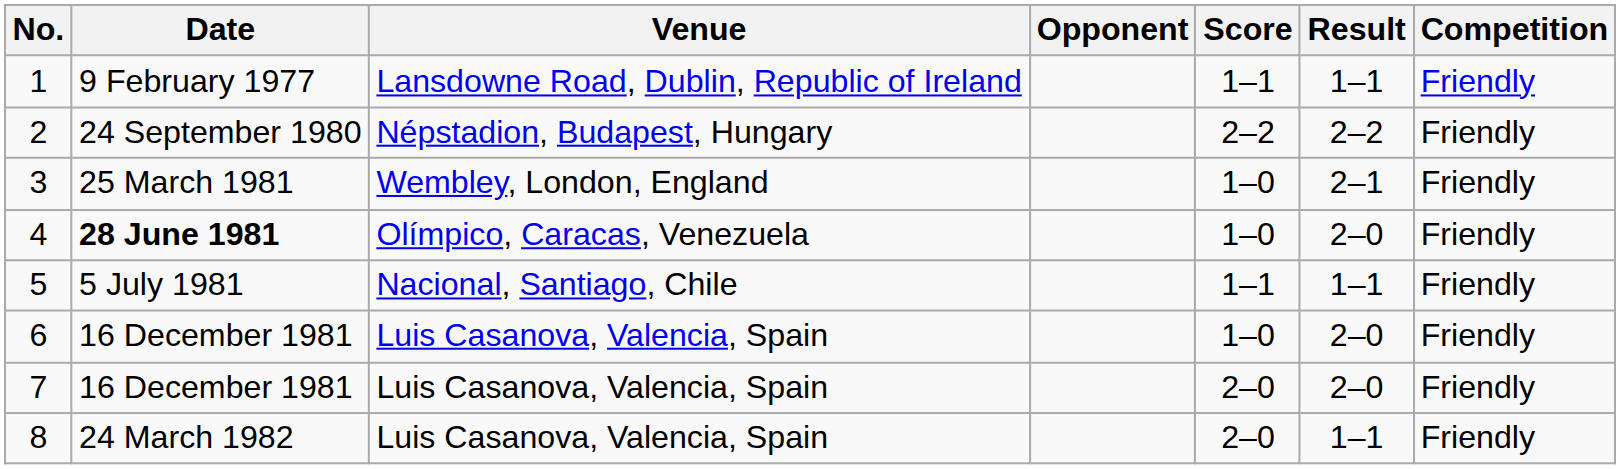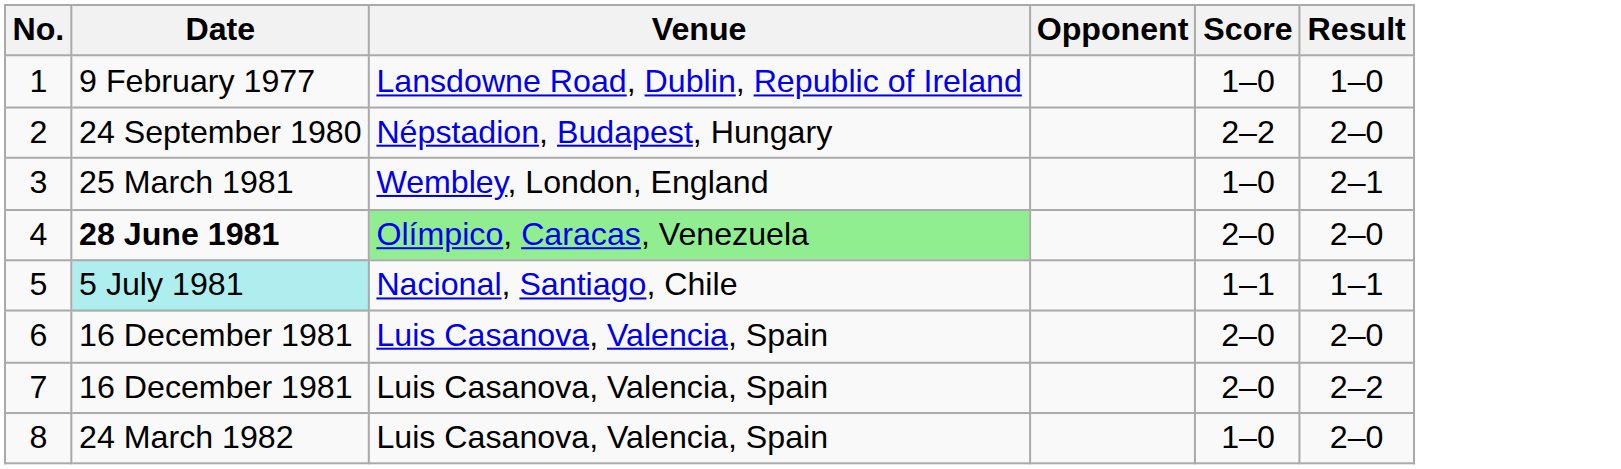- column: (1514, 30)
(1248, 81) 1–1 -> (1248, 81) 1–0
(1357, 81) 1–1 -> (1357, 81) 1–0
(1357, 132) 2–2 -> (1357, 132) 2–0
(593, 234) no background -> (593, 234) lightgreen background
(1248, 234) 1–0 -> (1248, 234) 2–0
(161, 285) no background -> (161, 285) paleturquoise background
(1248, 336) 1–0 -> (1248, 336) 2–0
(1357, 387) 2–0 -> (1357, 387) 2–2
(1248, 438) 2–0 -> (1248, 438) 1–0
(1357, 438) 1–1 -> (1357, 438) 2–0
